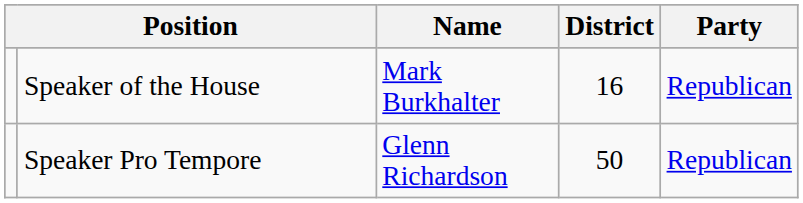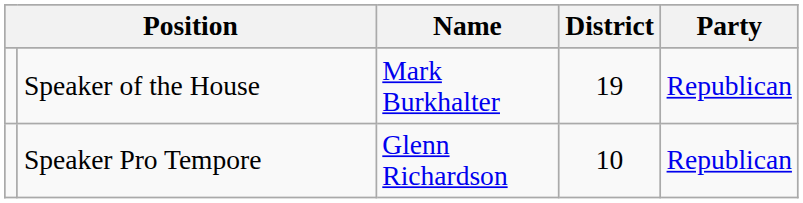(610, 85) 16 -> (610, 85) 19
(610, 160) 50 -> (610, 160) 10
